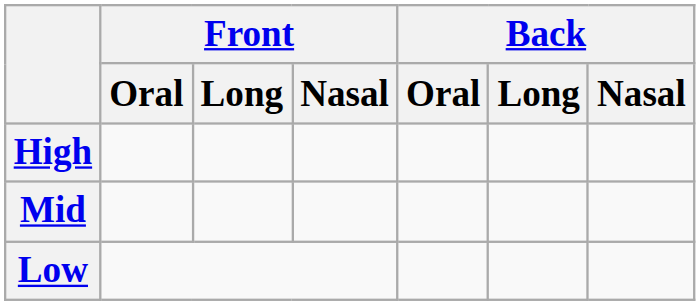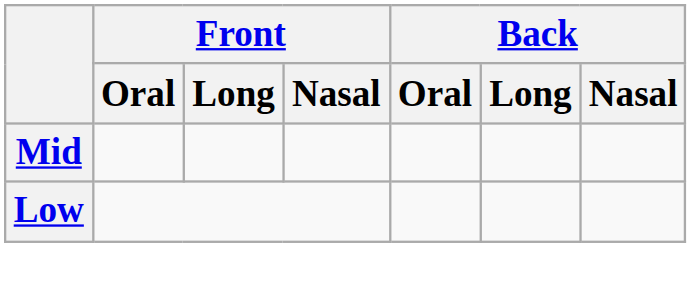- row: (53, 151)
